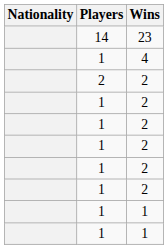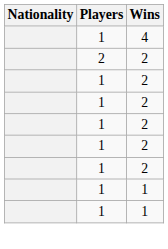- row: (101, 37)
